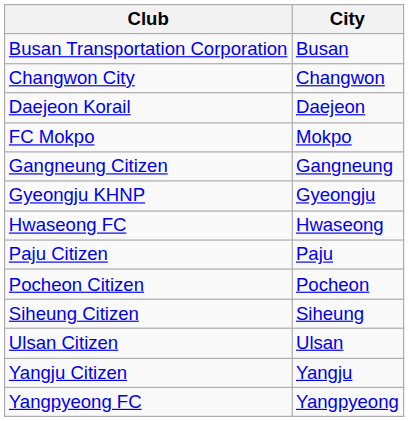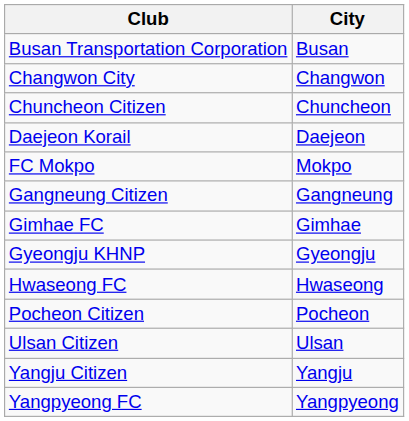+ row: (87, 107)
+ row: (56, 225)
- row: (58, 254)
- row: (74, 313)
